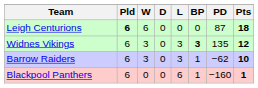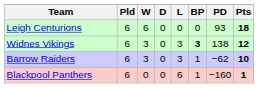(127, 28) bold -> (127, 28) normal
(220, 28) 87 -> (220, 28) 93
(220, 43) 135 -> (220, 43) 138
